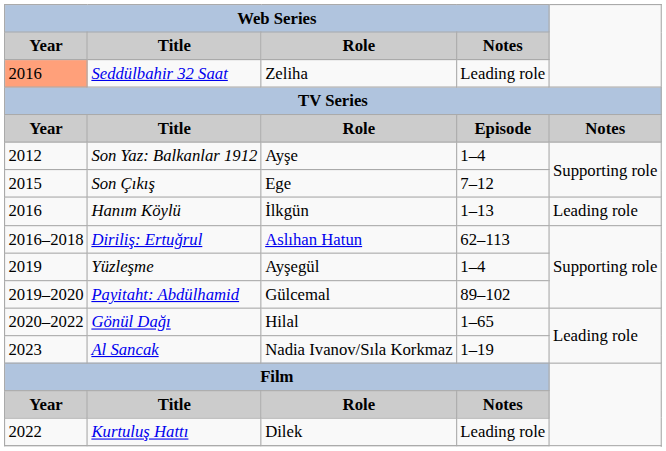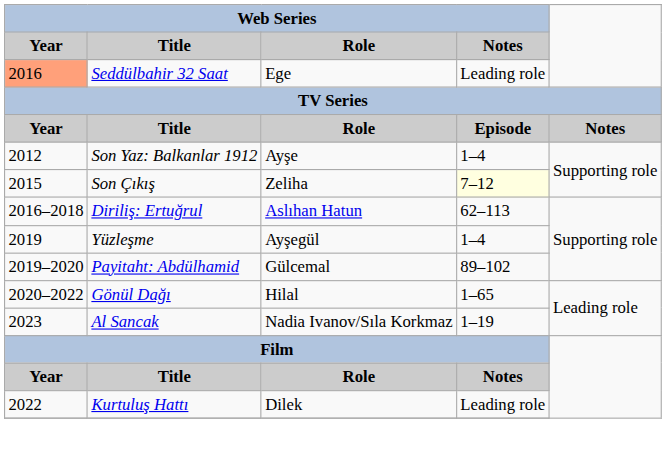(286, 73) Zeliha -> (278, 73) Ege
(278, 183) Ege -> (286, 183) Zeliha
(477, 183) no background -> (477, 183) lightyellow background
- row: (136, 211)
